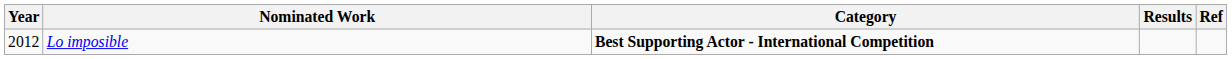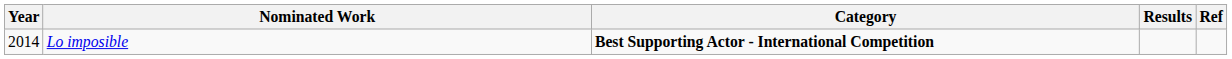(24, 41) 2012 -> (24, 41) 2014
